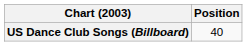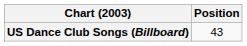(217, 31) 40 -> (217, 31) 43
